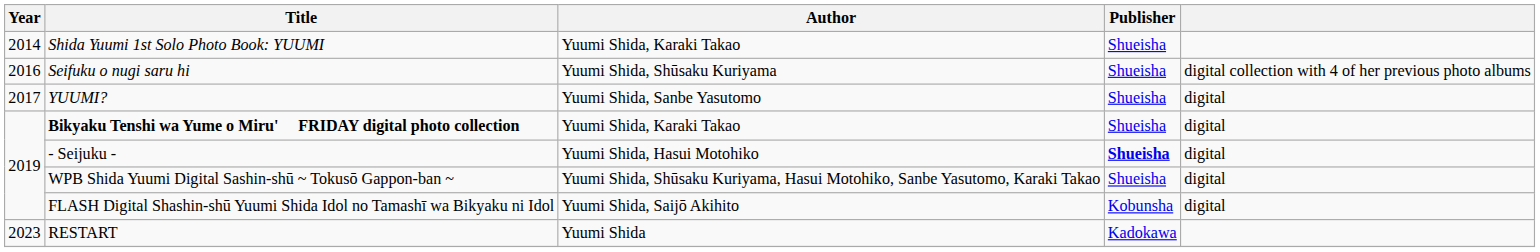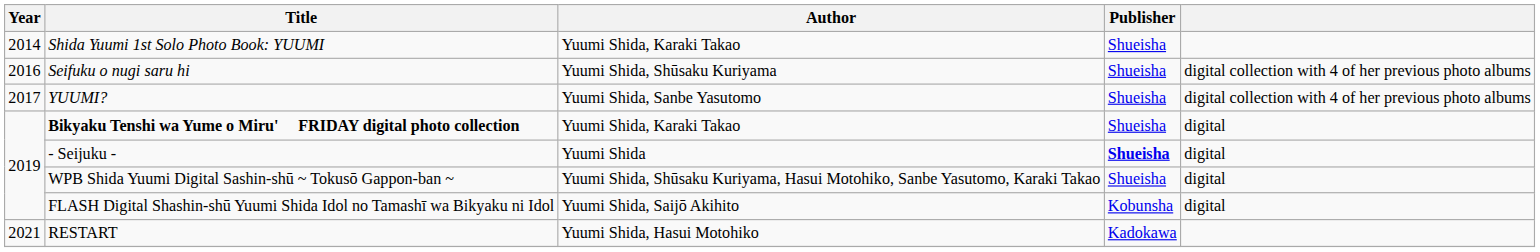(1205, 97) digital -> (1358, 97) digital collection with 4 of her previous photo albums
(660, 153) Yuumi Shida, Hasui Motohiko -> (604, 153) Yuumi Shida
(24, 233) 2023 -> (24, 233) 2021
(604, 233) Yuumi Shida -> (660, 233) Yuumi Shida, Hasui Motohiko
